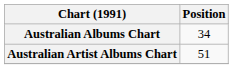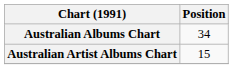(204, 53) 51 -> (204, 53) 15
